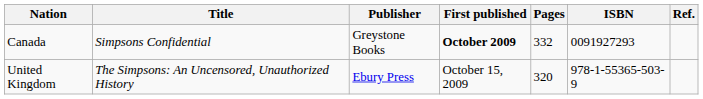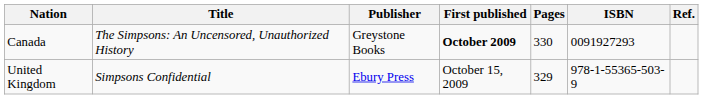(153, 42) Simpsons Confidential -> (212, 42) The Simpsons: An Uncensored, Unauthorized History
(543, 42) 332 -> (543, 42) 330
(212, 76) The Simpsons: An Uncensored, Unauthorized History -> (153, 76) Simpsons Confidential
(543, 76) 320 -> (543, 76) 329
